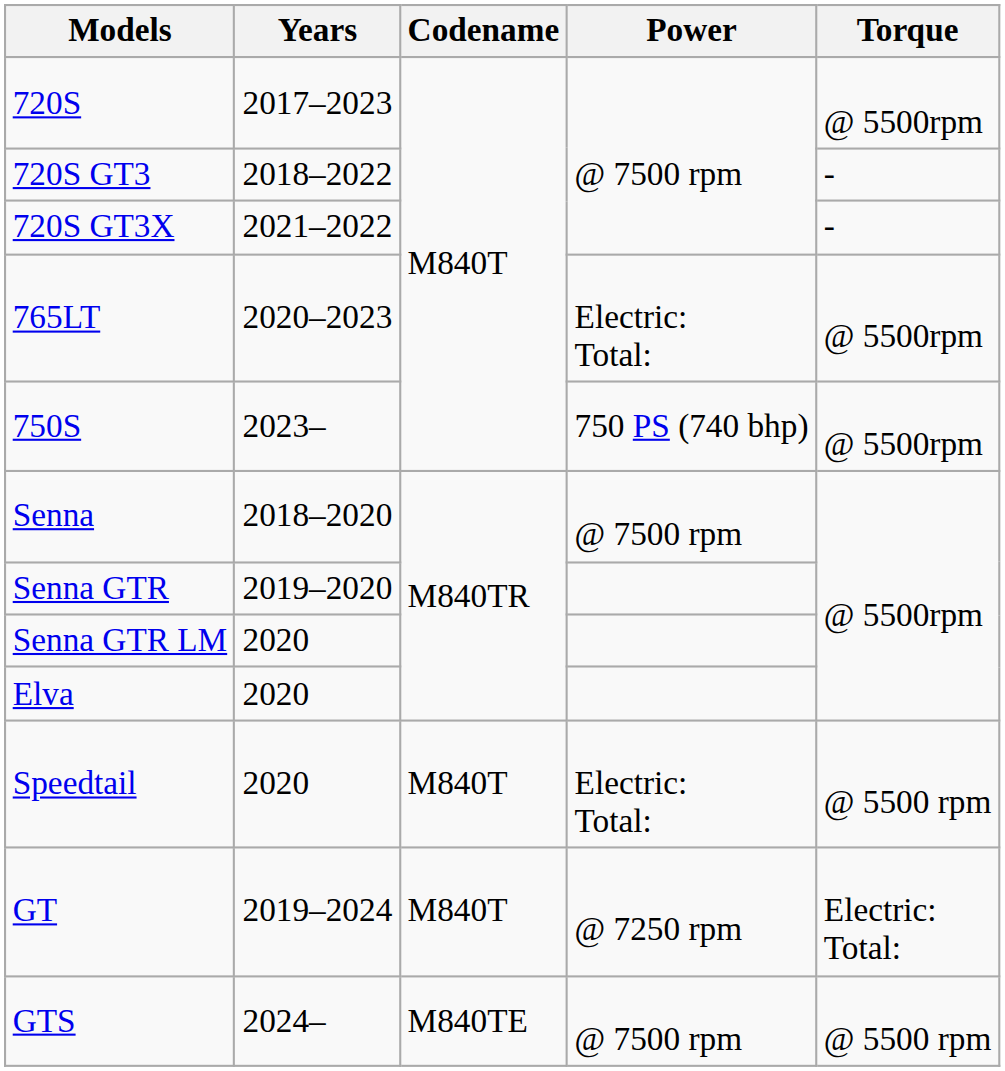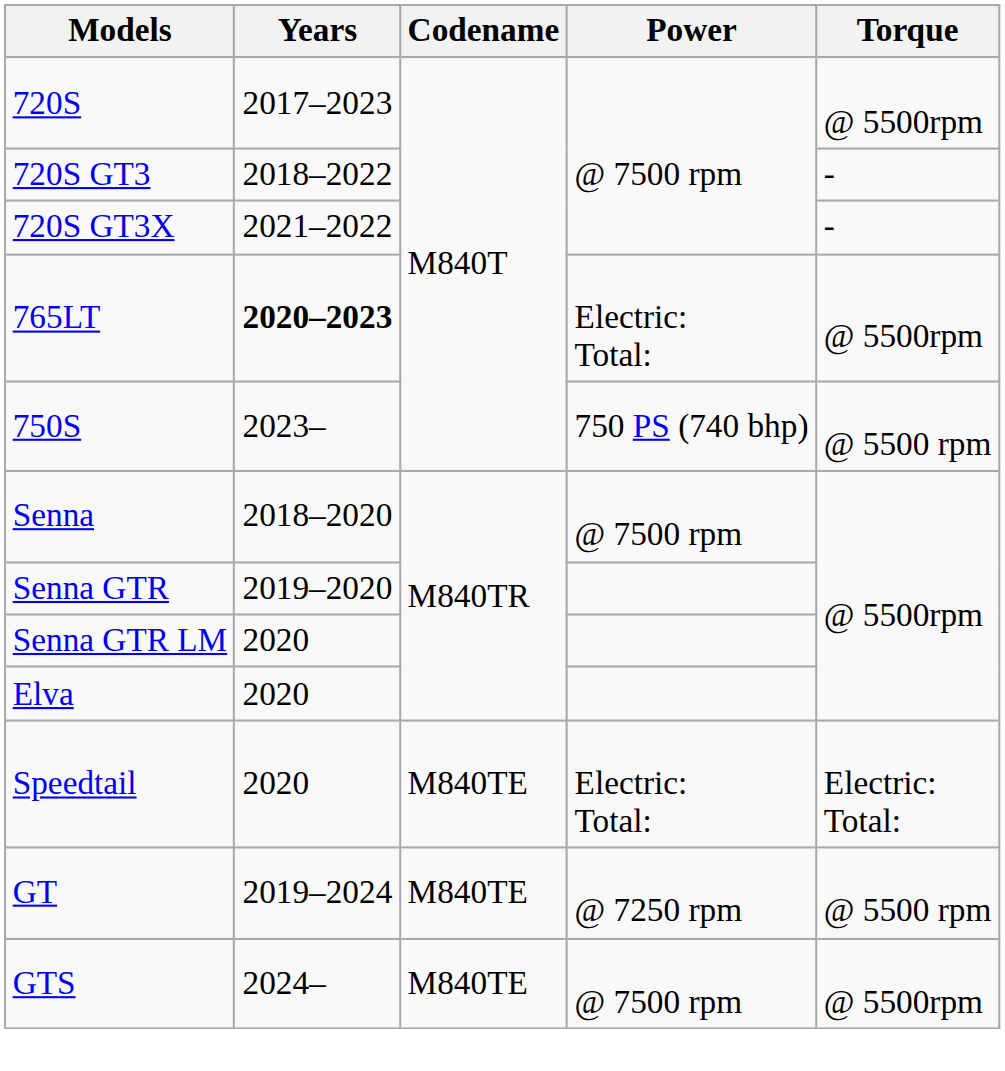(317, 316) normal -> (317, 316) bold
(903, 444) @ 5500rpm -> (908, 444) @ 5500 rpm
(458, 783) M840T -> (468, 783) M840TE
(908, 802) @ 5500 rpm -> (880, 802) Electric: Total:
(458, 910) M840T -> (468, 892) M840TE
(880, 929) Electric: Total: -> (908, 910) @ 5500 rpm
(908, 1038) @ 5500 rpm -> (903, 1001) @ 5500rpm
